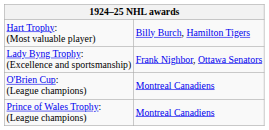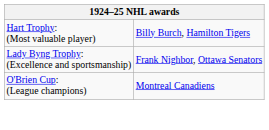- row: (54, 112)
